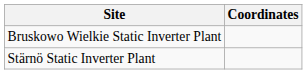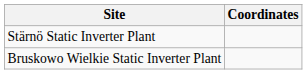rows swapped: (114, 36) <-> (81, 58)
